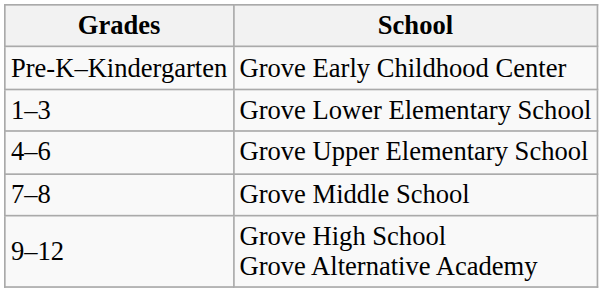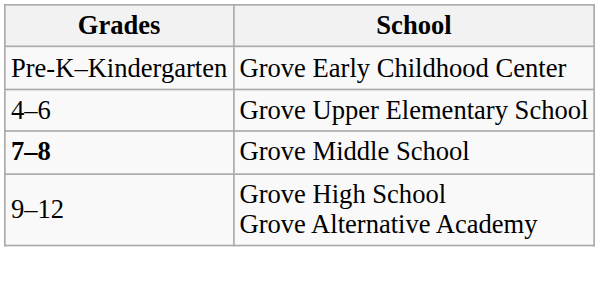- row: (415, 109)
(31, 194) normal -> (31, 151) bold
